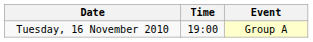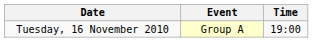columns swapped: (203, 13) <-> (266, 13)
